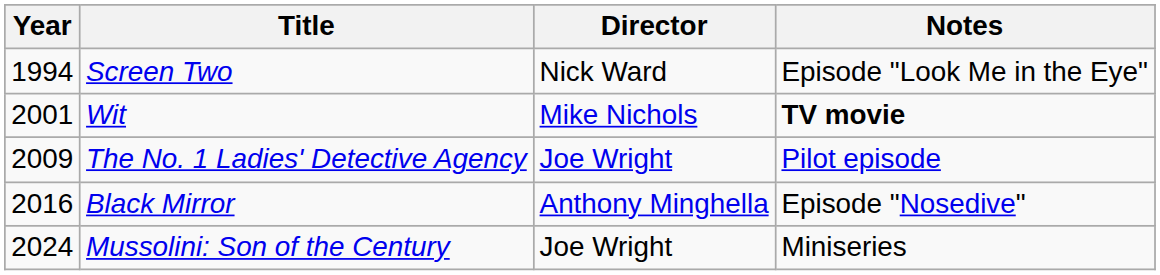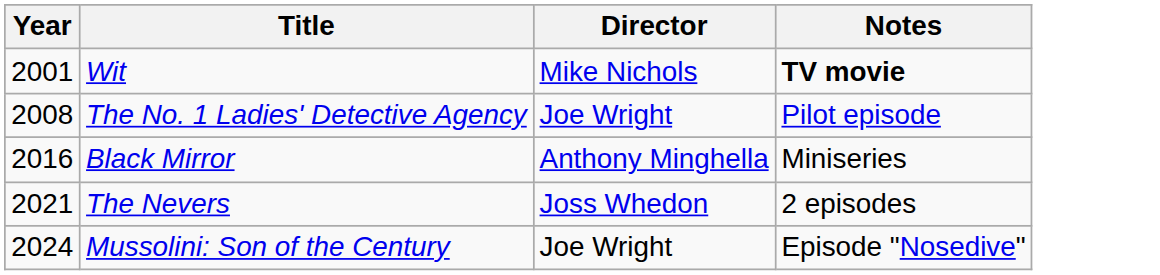- row: (159, 70)
(42, 159) 2009 -> (42, 114) 2008
(904, 203) Episode "Nosedive" -> (844, 159) Miniseries
+ row: (158, 203)
(844, 247) Miniseries -> (904, 247) Episode "Nosedive"
